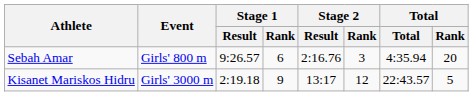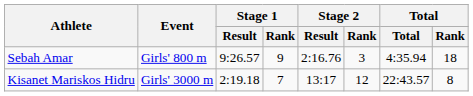(280, 58) 6 -> (280, 58) 9
(450, 58) 20 -> (450, 58) 18
(280, 80) 9 -> (280, 80) 7
(450, 80) 5 -> (450, 80) 8
